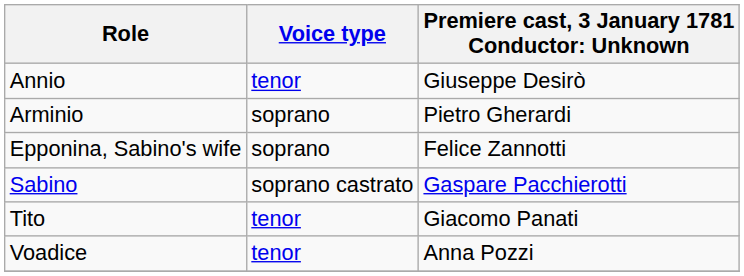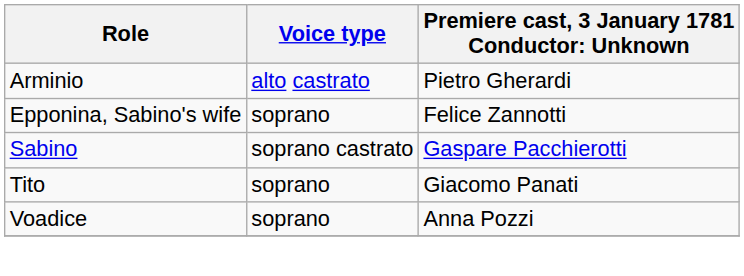- row: (38, 80)
(291, 115) soprano -> (311, 80) alto castrato
(276, 218) tenor -> (291, 184) soprano
(276, 253) tenor -> (291, 218) soprano
